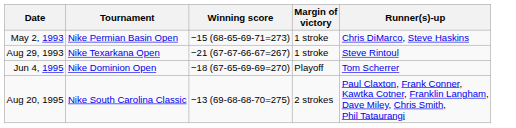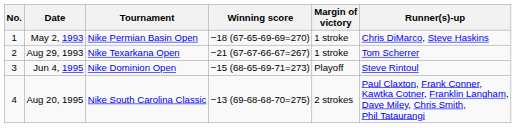+ column: (14, 17)
(240, 38) −15 (68-65-69-71=273) -> (260, 38) −18 (67-65-69-69=270)
(370, 53) Steve Rintoul -> (390, 53) Tom Scherrer
(240, 68) −18 (67-65-69-69=270) -> (260, 68) −15 (68-65-69-71=273)
(371, 68) Tom Scherrer -> (390, 68) Steve Rintoul
